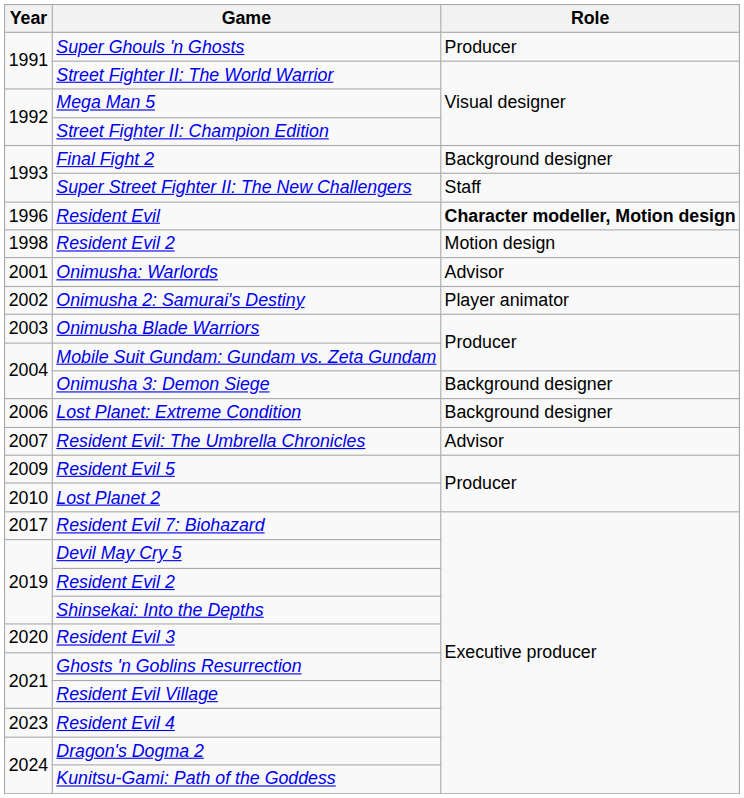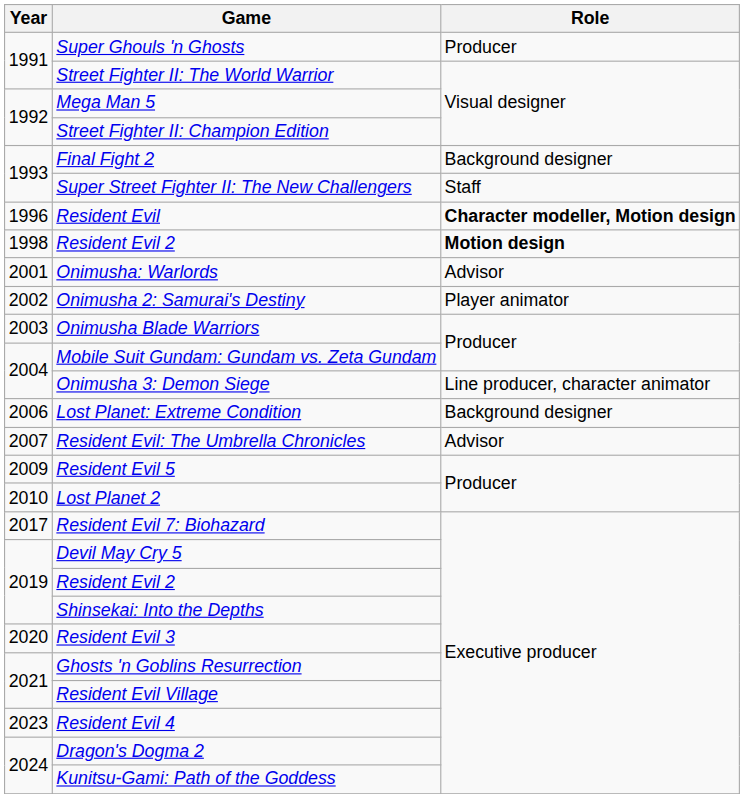(500, 243) normal -> (505, 243) bold
(529, 384) Background designer -> (577, 384) Line producer, character animator
